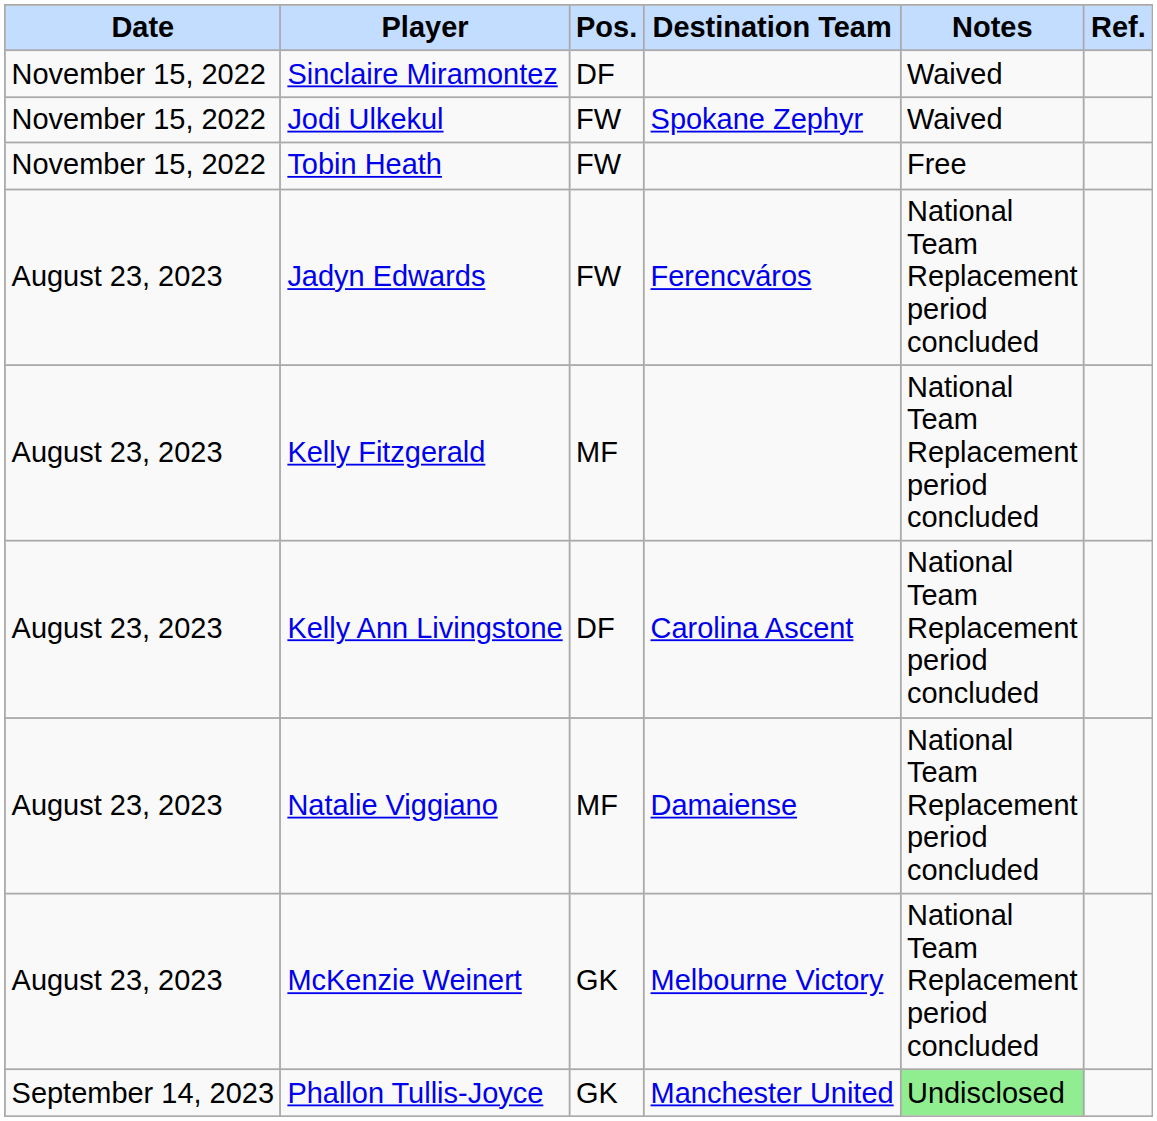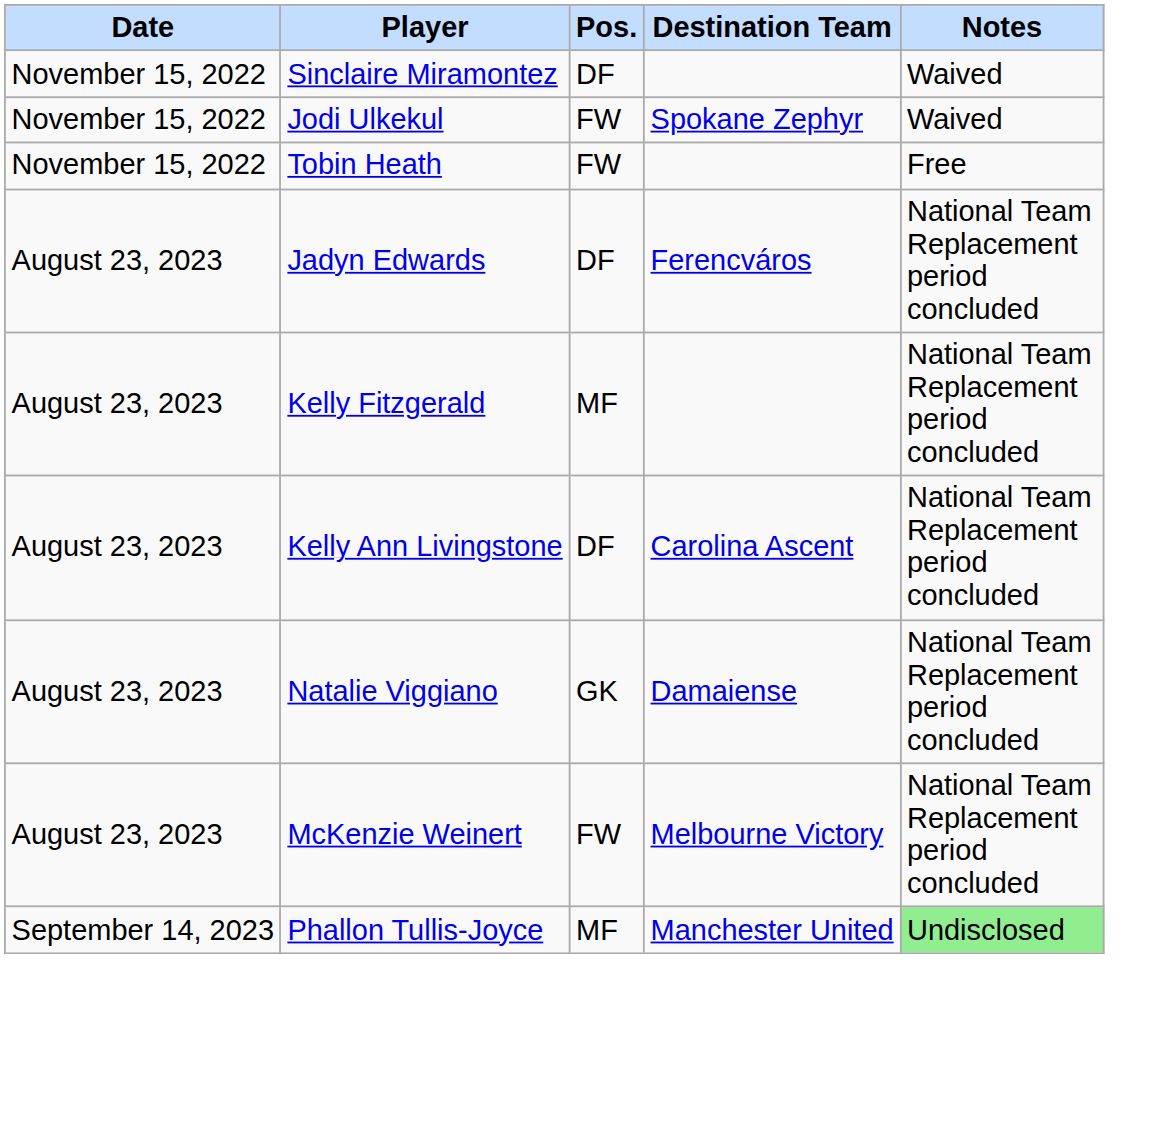- column: (1118, 27)
(599, 276) FW -> (595, 260) DF
(597, 805) MF -> (597, 691) GK
(597, 981) GK -> (599, 834) FW
(597, 1092) GK -> (597, 929) MF
